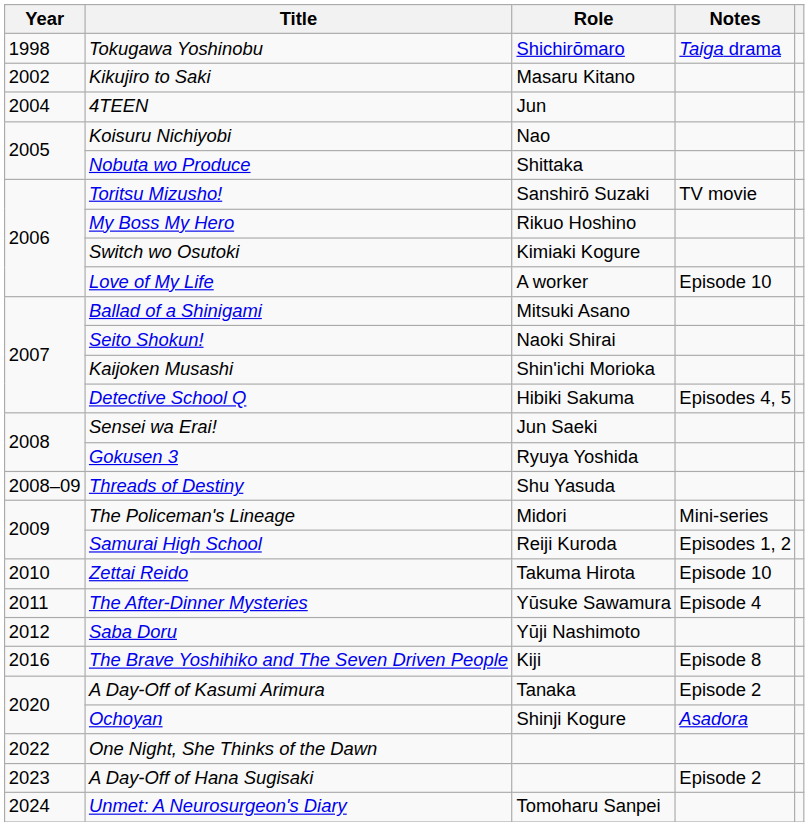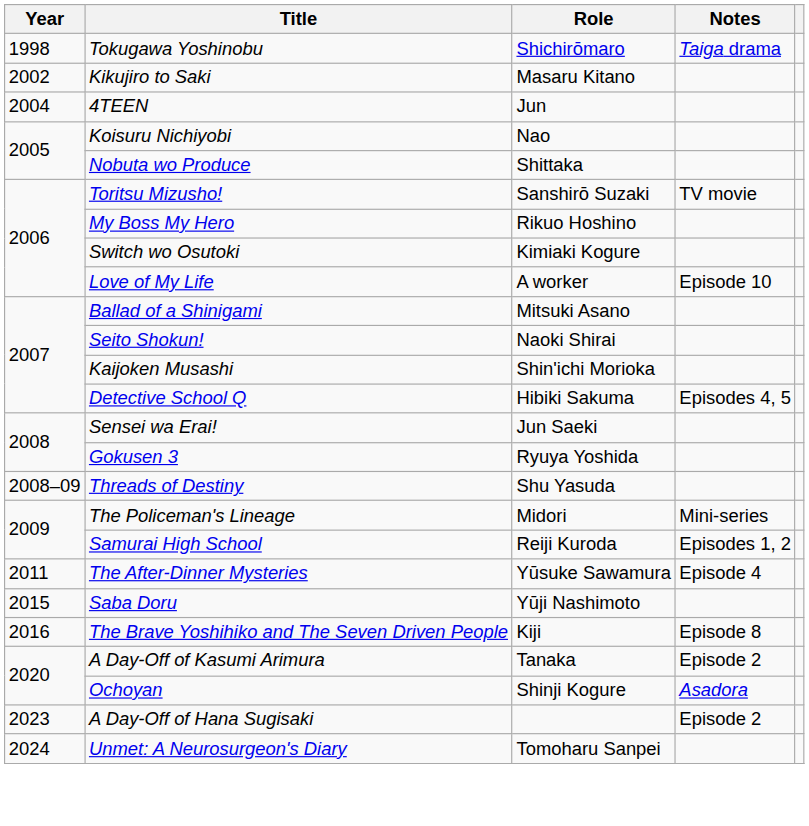- row: (139, 573)
(29, 631) 2012 -> (29, 602) 2015
- row: (233, 748)
